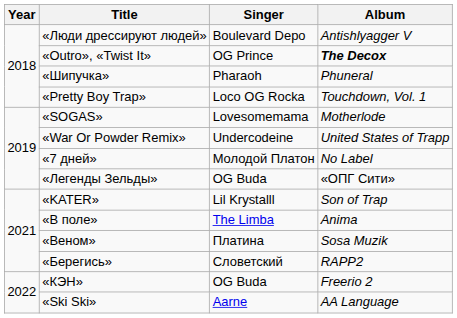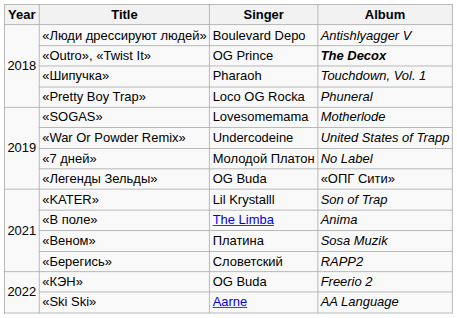(347, 76) Phuneral -> (373, 76) Touchdown, Vol. 1
(373, 96) Touchdown, Vol. 1 -> (347, 96) Phuneral
